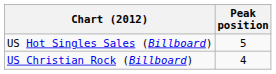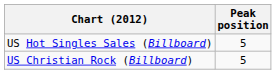(243, 60) 4 -> (243, 60) 5
